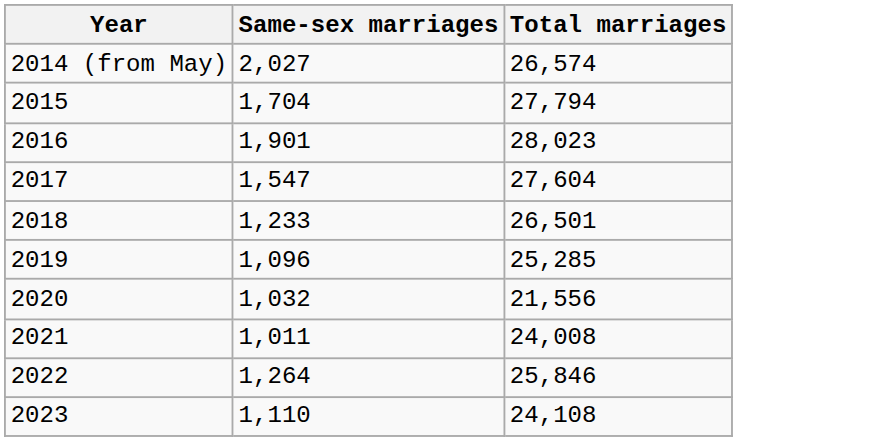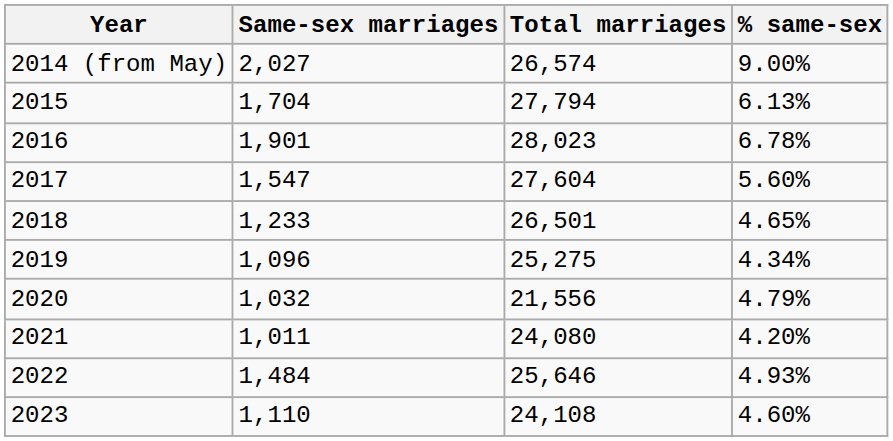+ column: (810, 25)
(553, 260) 25,285 -> (553, 260) 25,275
(553, 338) 24,008 -> (553, 338) 24,080
(275, 377) 1,264 -> (275, 377) 1,484
(553, 377) 25,846 -> (553, 377) 25,646
